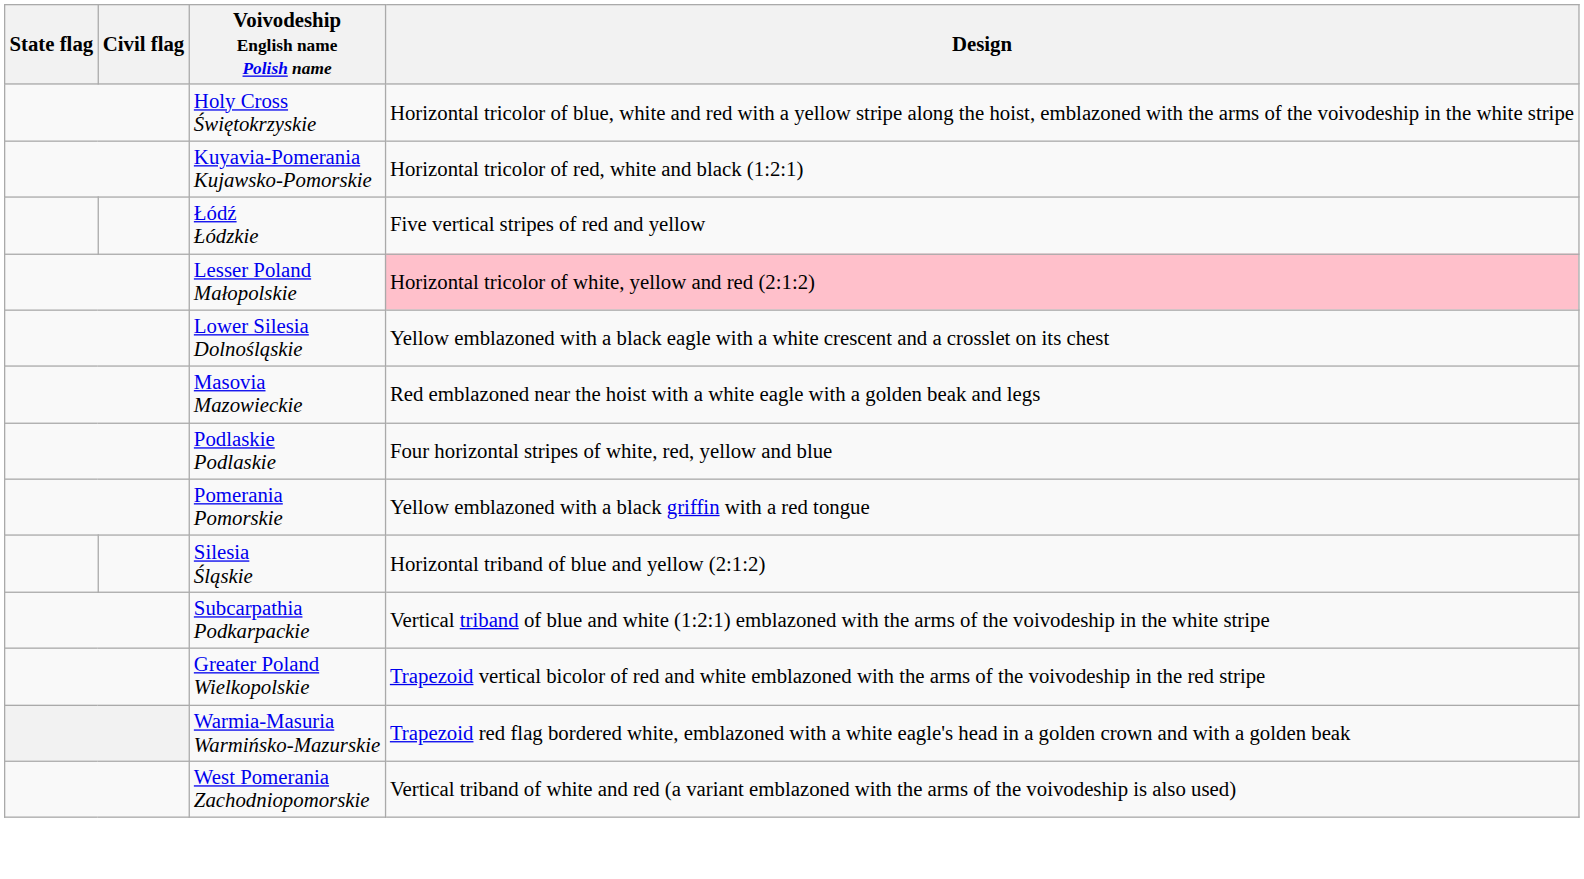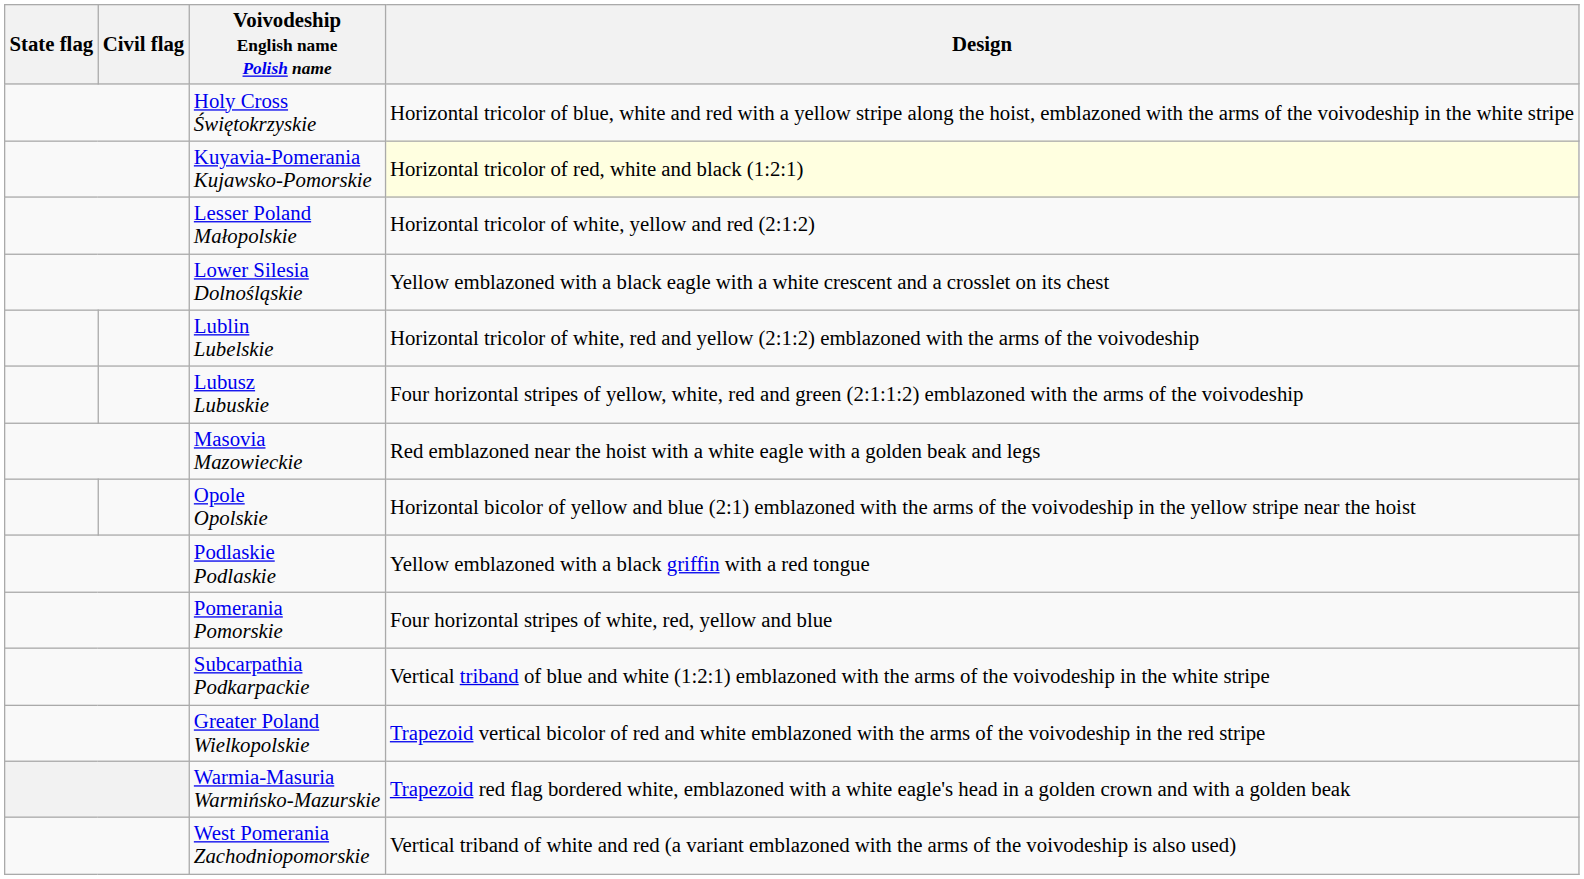(597, 168) no background -> (597, 168) lightyellow background
- row: (226, 225)
(602, 281) pink background -> (602, 225) no background
+ row: (234, 338)
+ row: (231, 394)
+ row: (231, 507)
(611, 450) Four horizontal stripes of white, red, yellow and blue -> (630, 563) Yellow emblazoned with a black griffin with a red tongue
(630, 507) Yellow emblazoned with a black griffin with a red tongue -> (611, 619) Four horizontal stripes of white, red, yellow and blue
- row: (223, 563)
